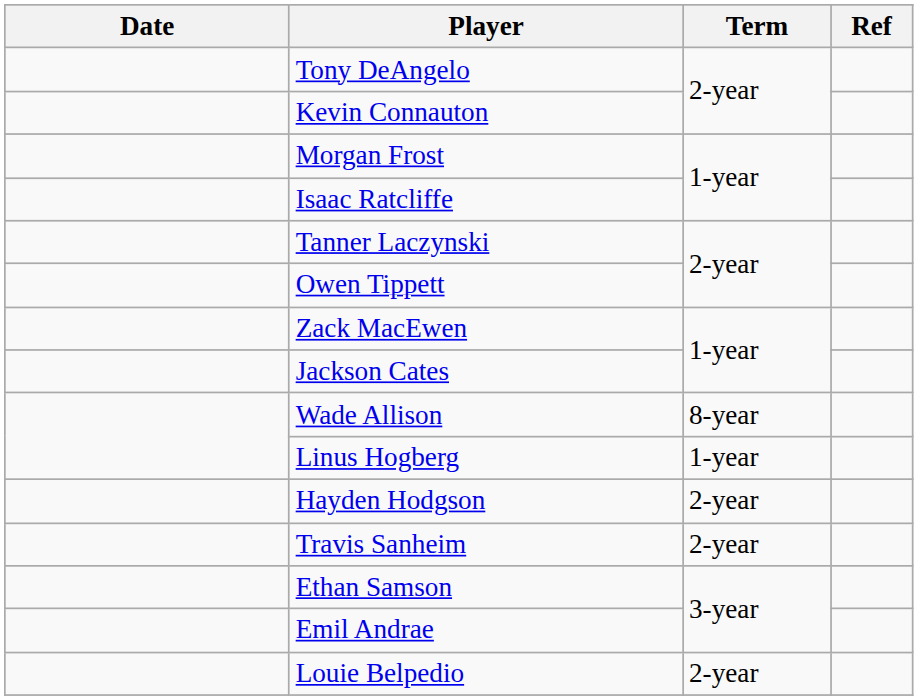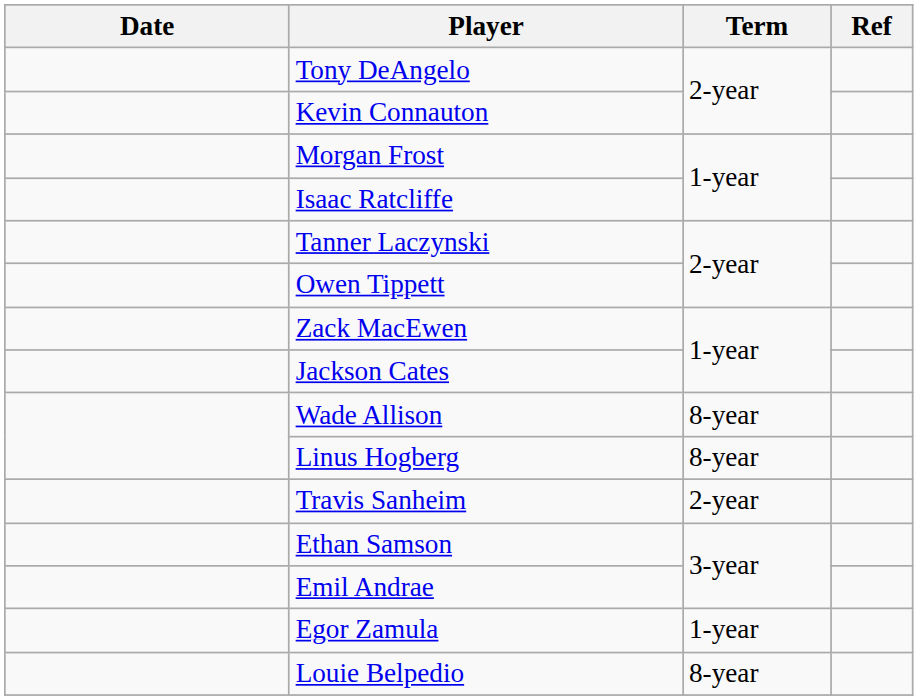(724, 457) 1-year -> (724, 457) 8-year
- row: (390, 500)
+ row: (367, 629)
(724, 673) 2-year -> (724, 673) 8-year
